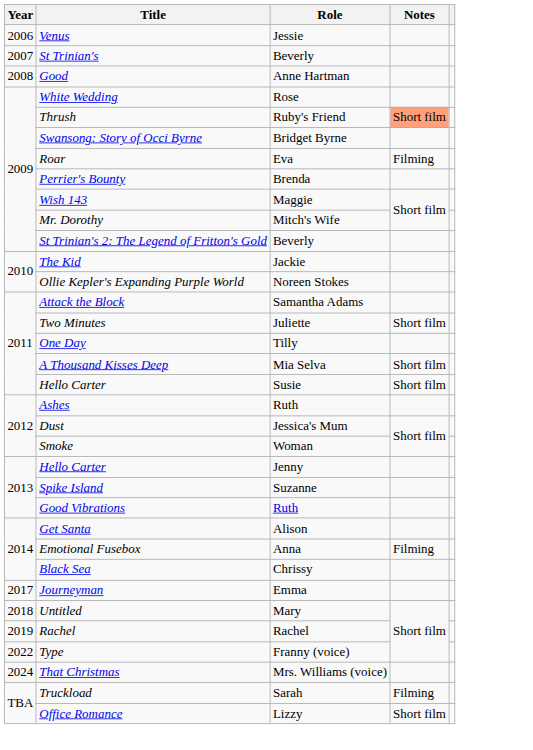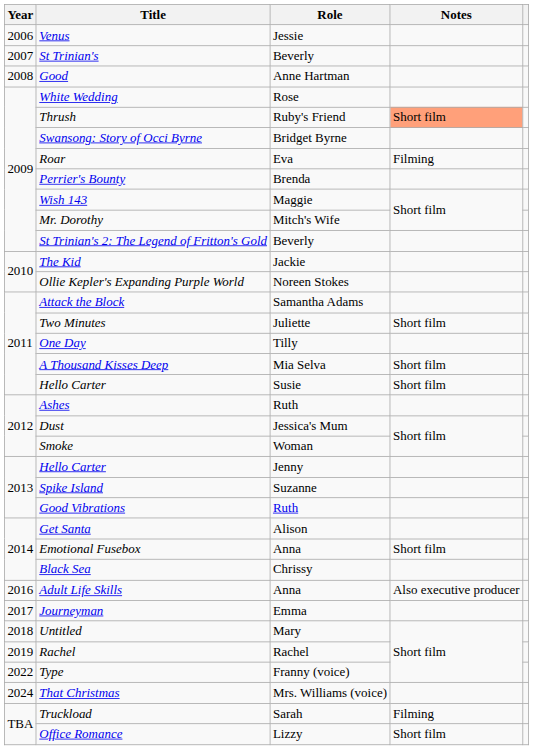(414, 549) Filming -> (419, 549) Short film
+ row: (81, 590)
